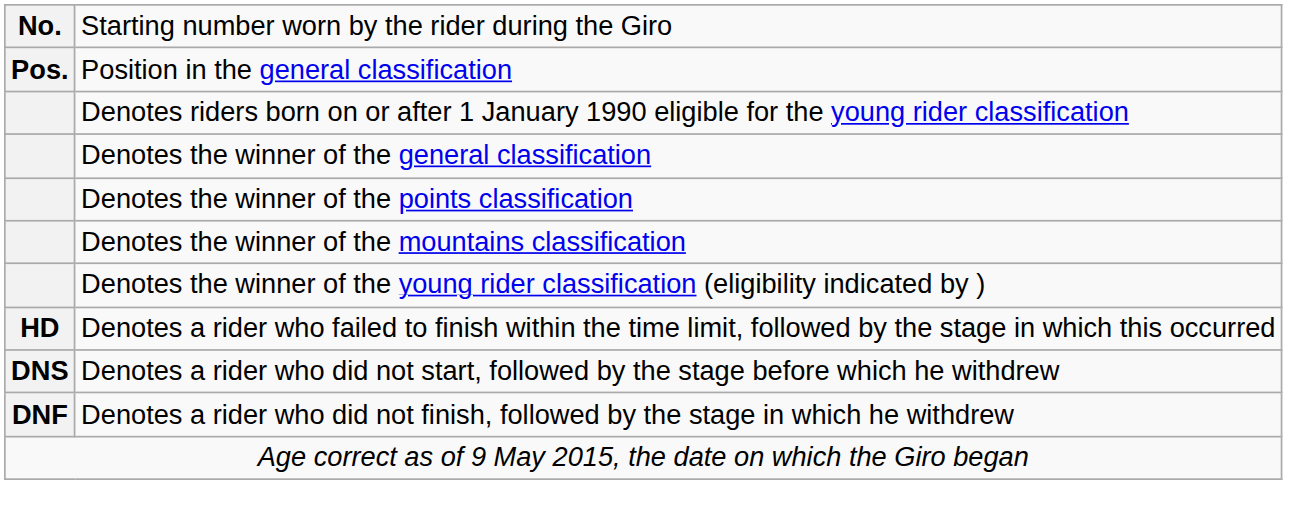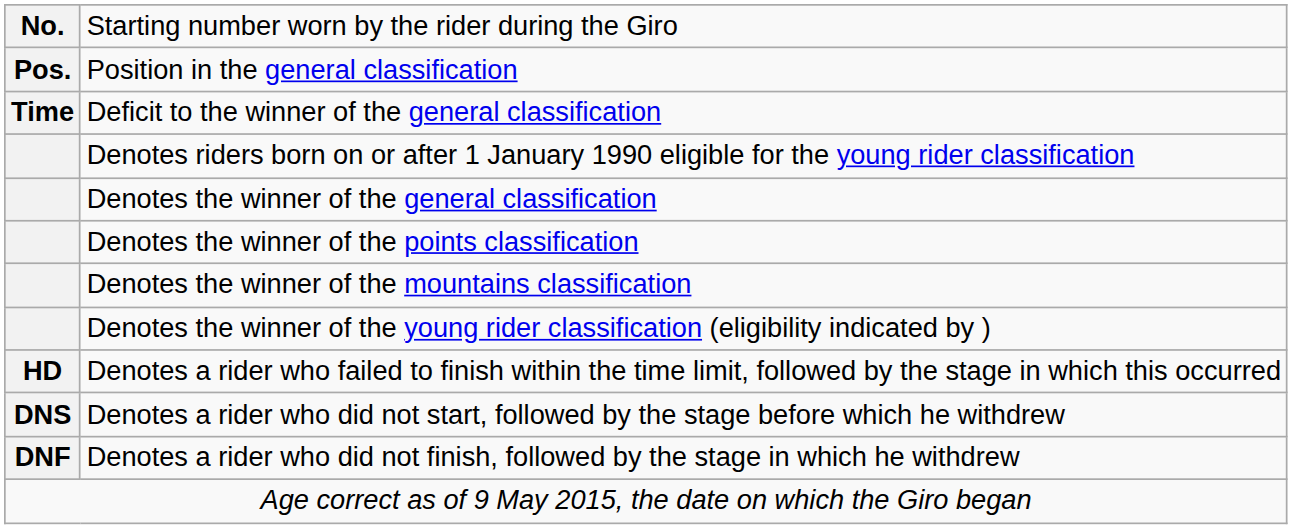+ row: (374, 112)
